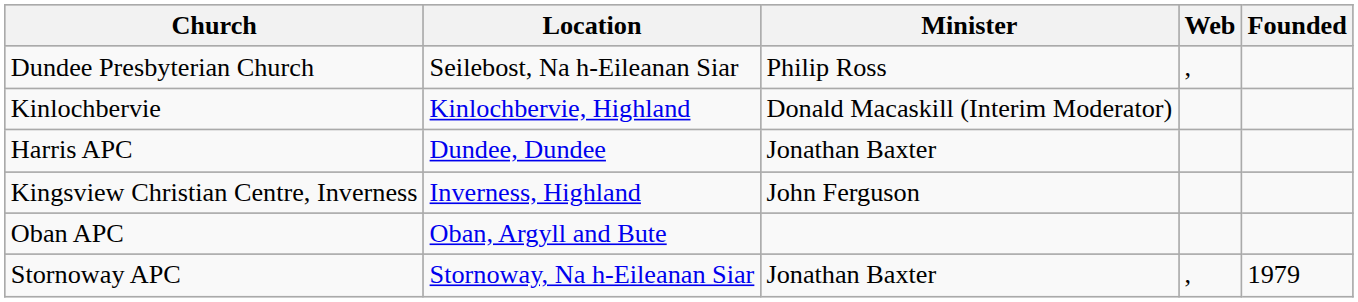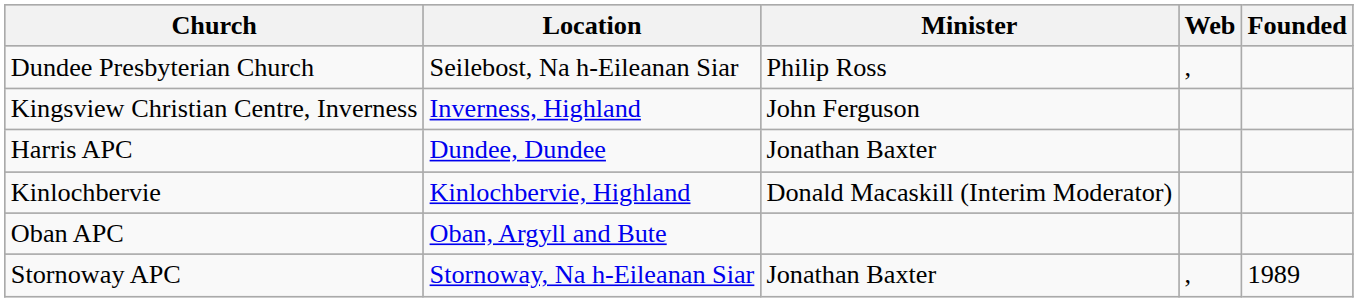rows swapped: (214, 191) <-> (86, 108)
(1274, 274) 1979 -> (1274, 274) 1989
